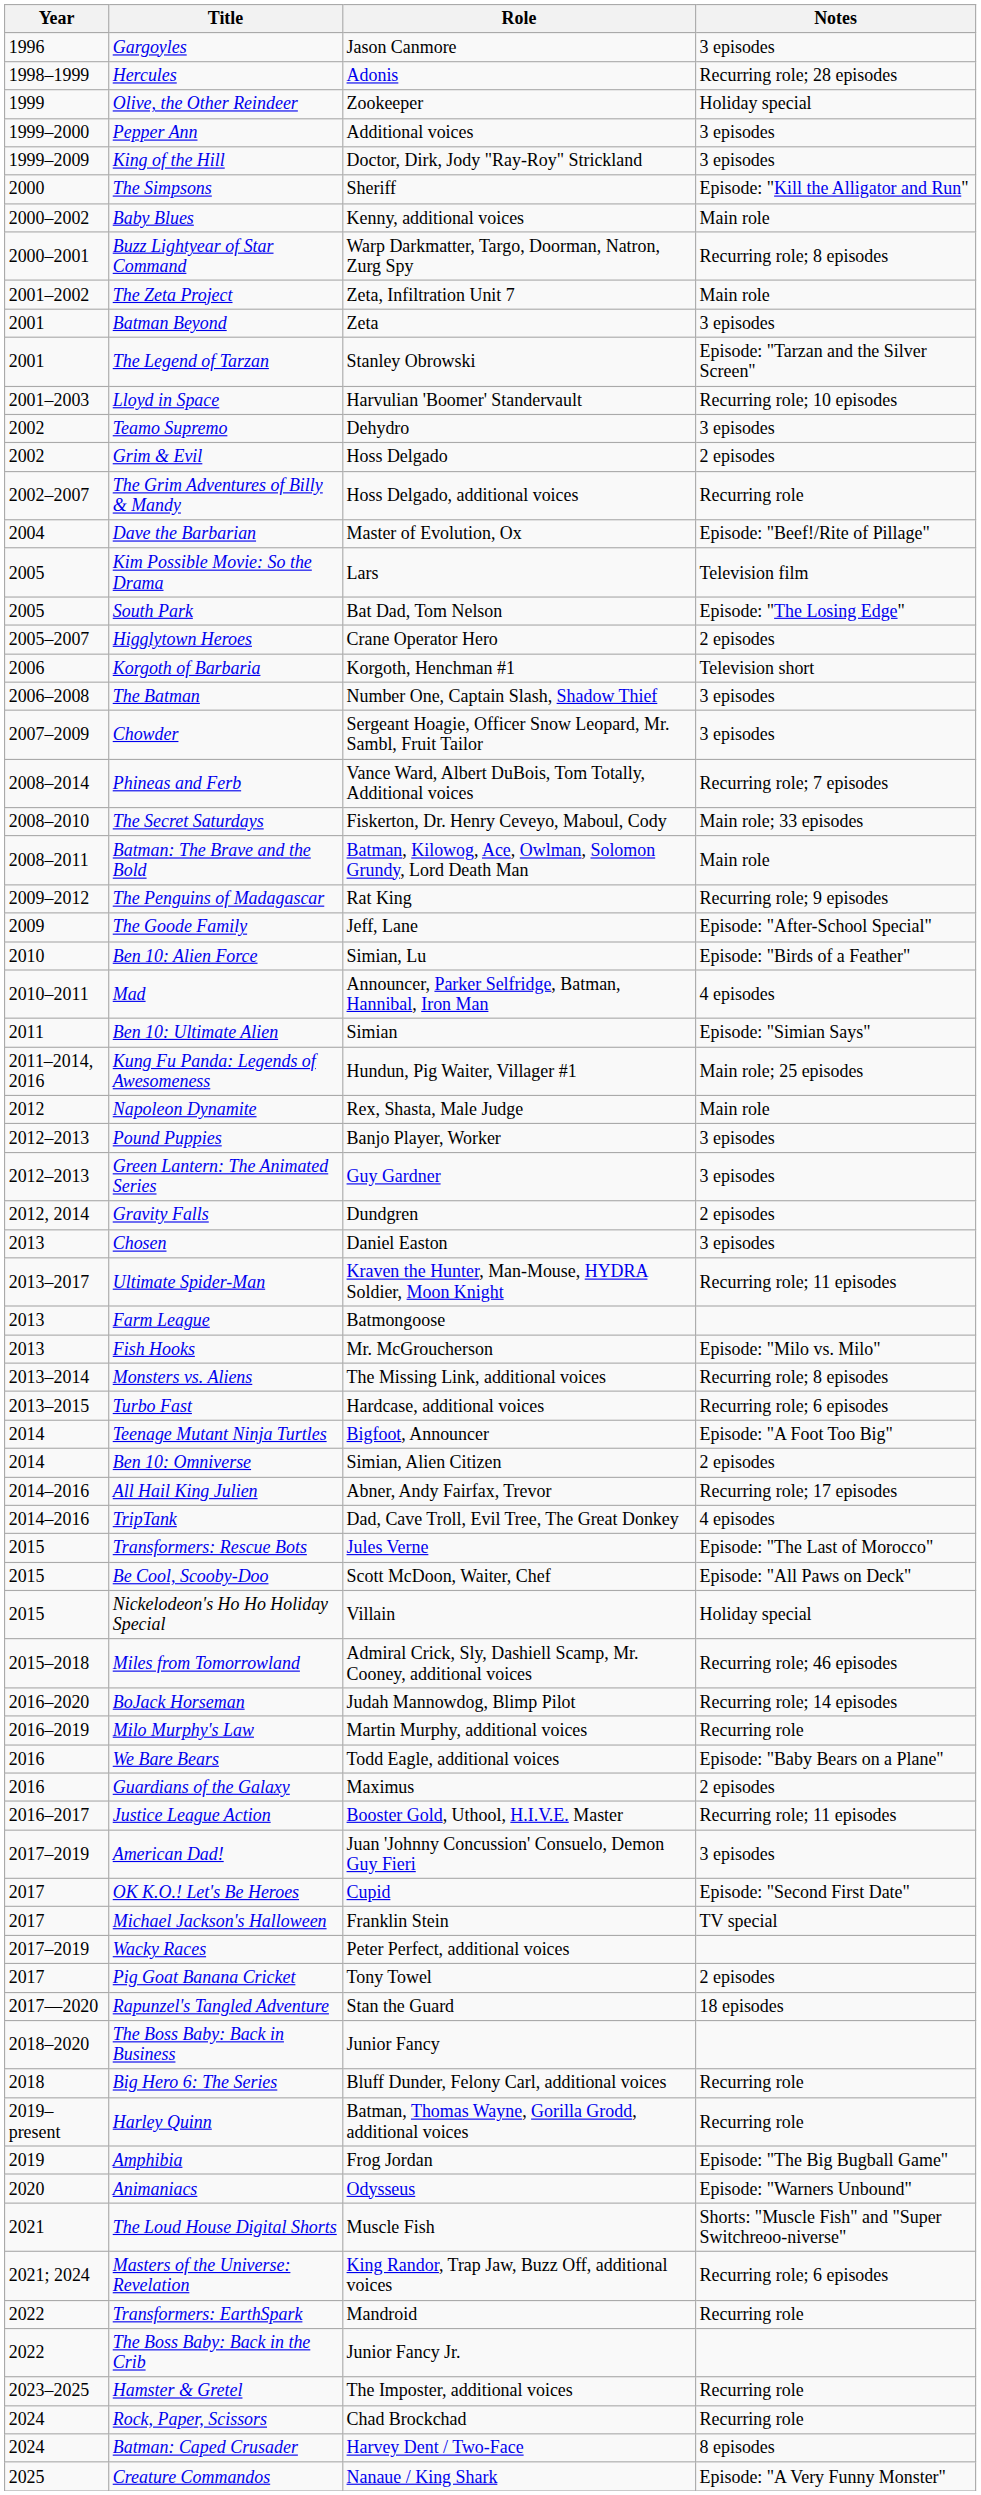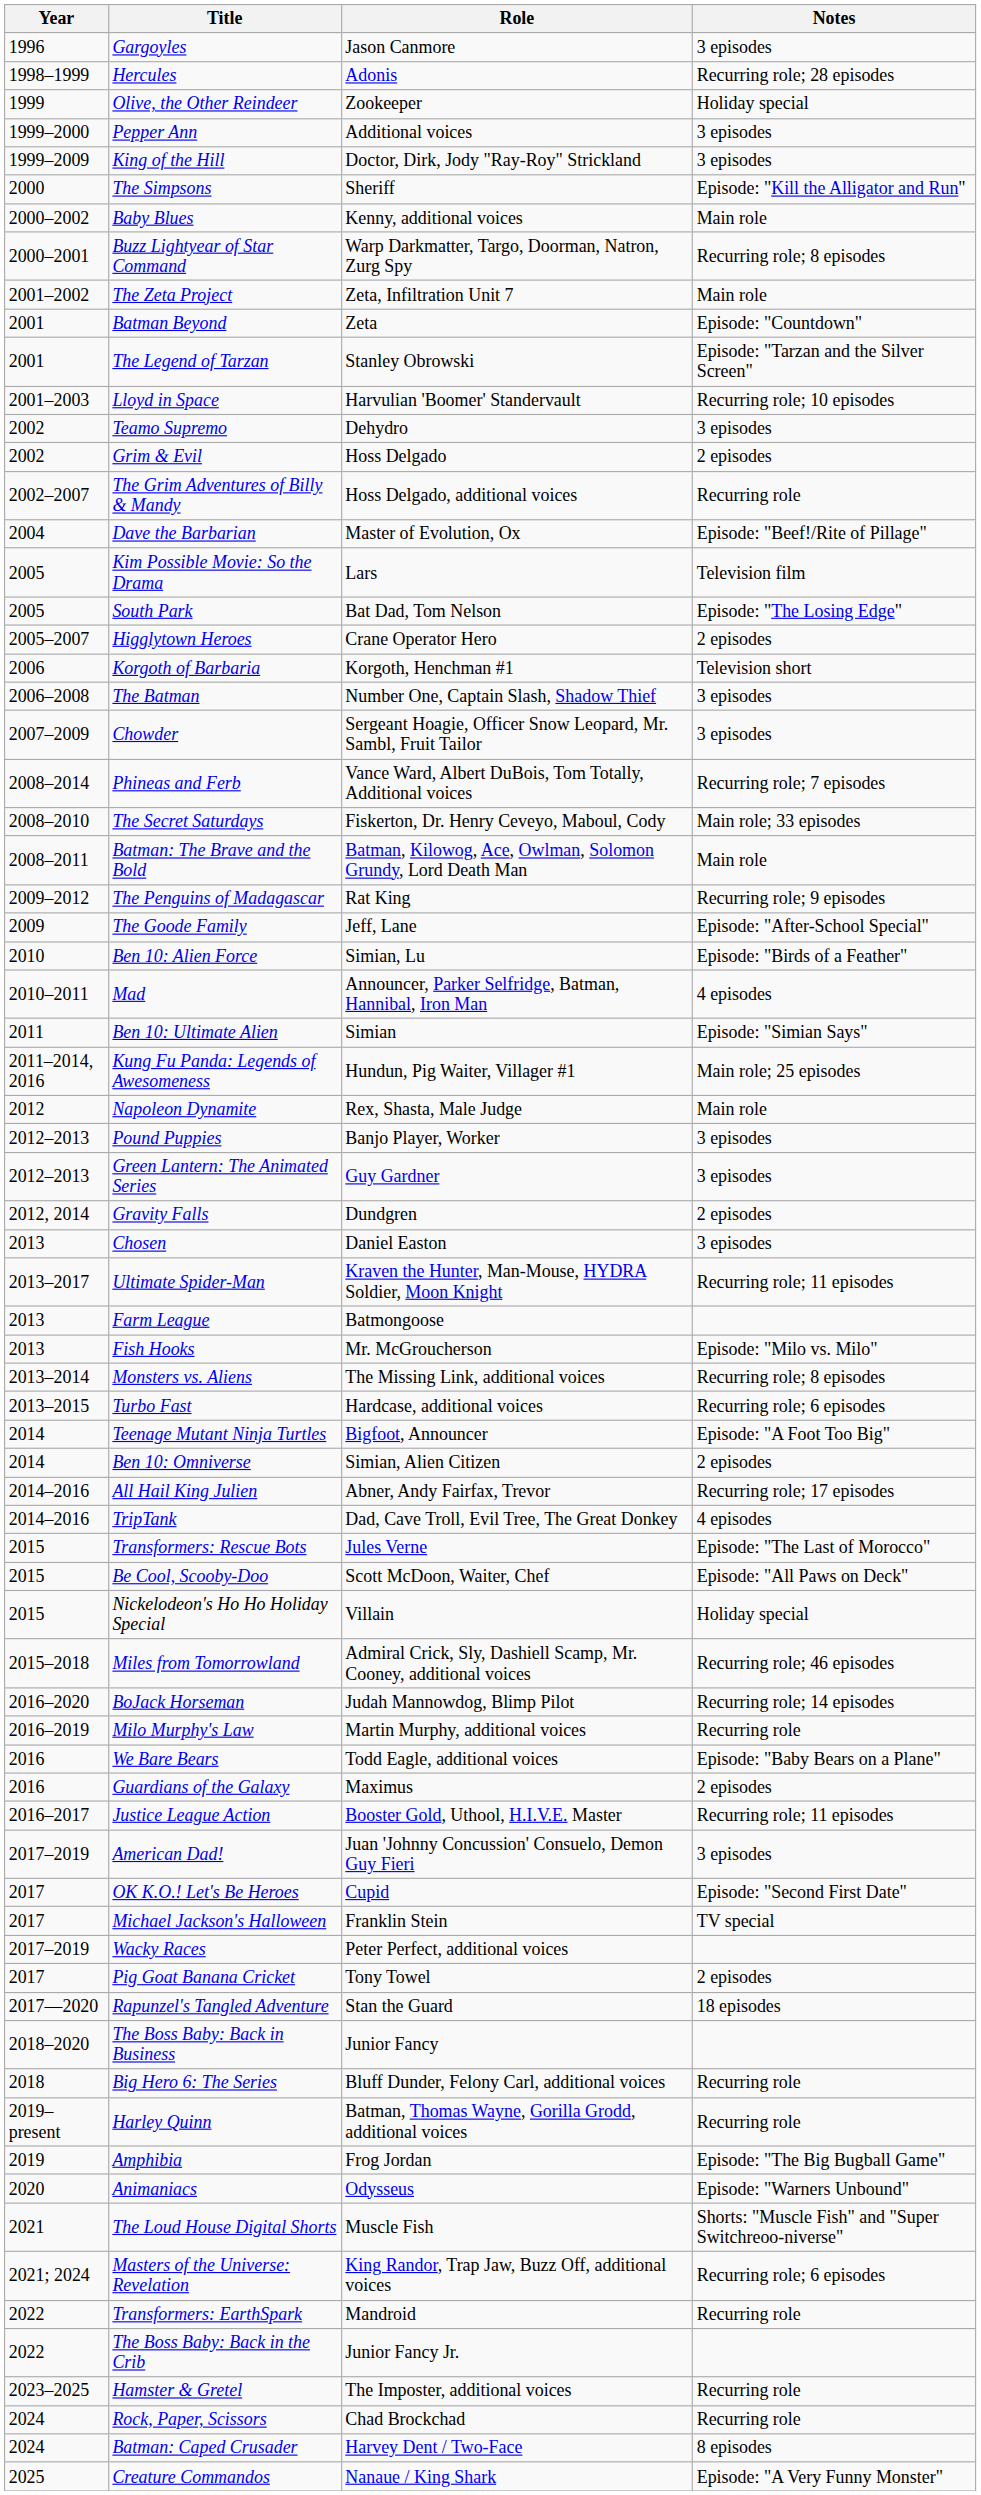(737, 323) 3 episodes -> (779, 323) Episode: "Countdown"
